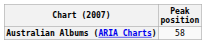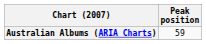(180, 33) 58 -> (180, 33) 59
